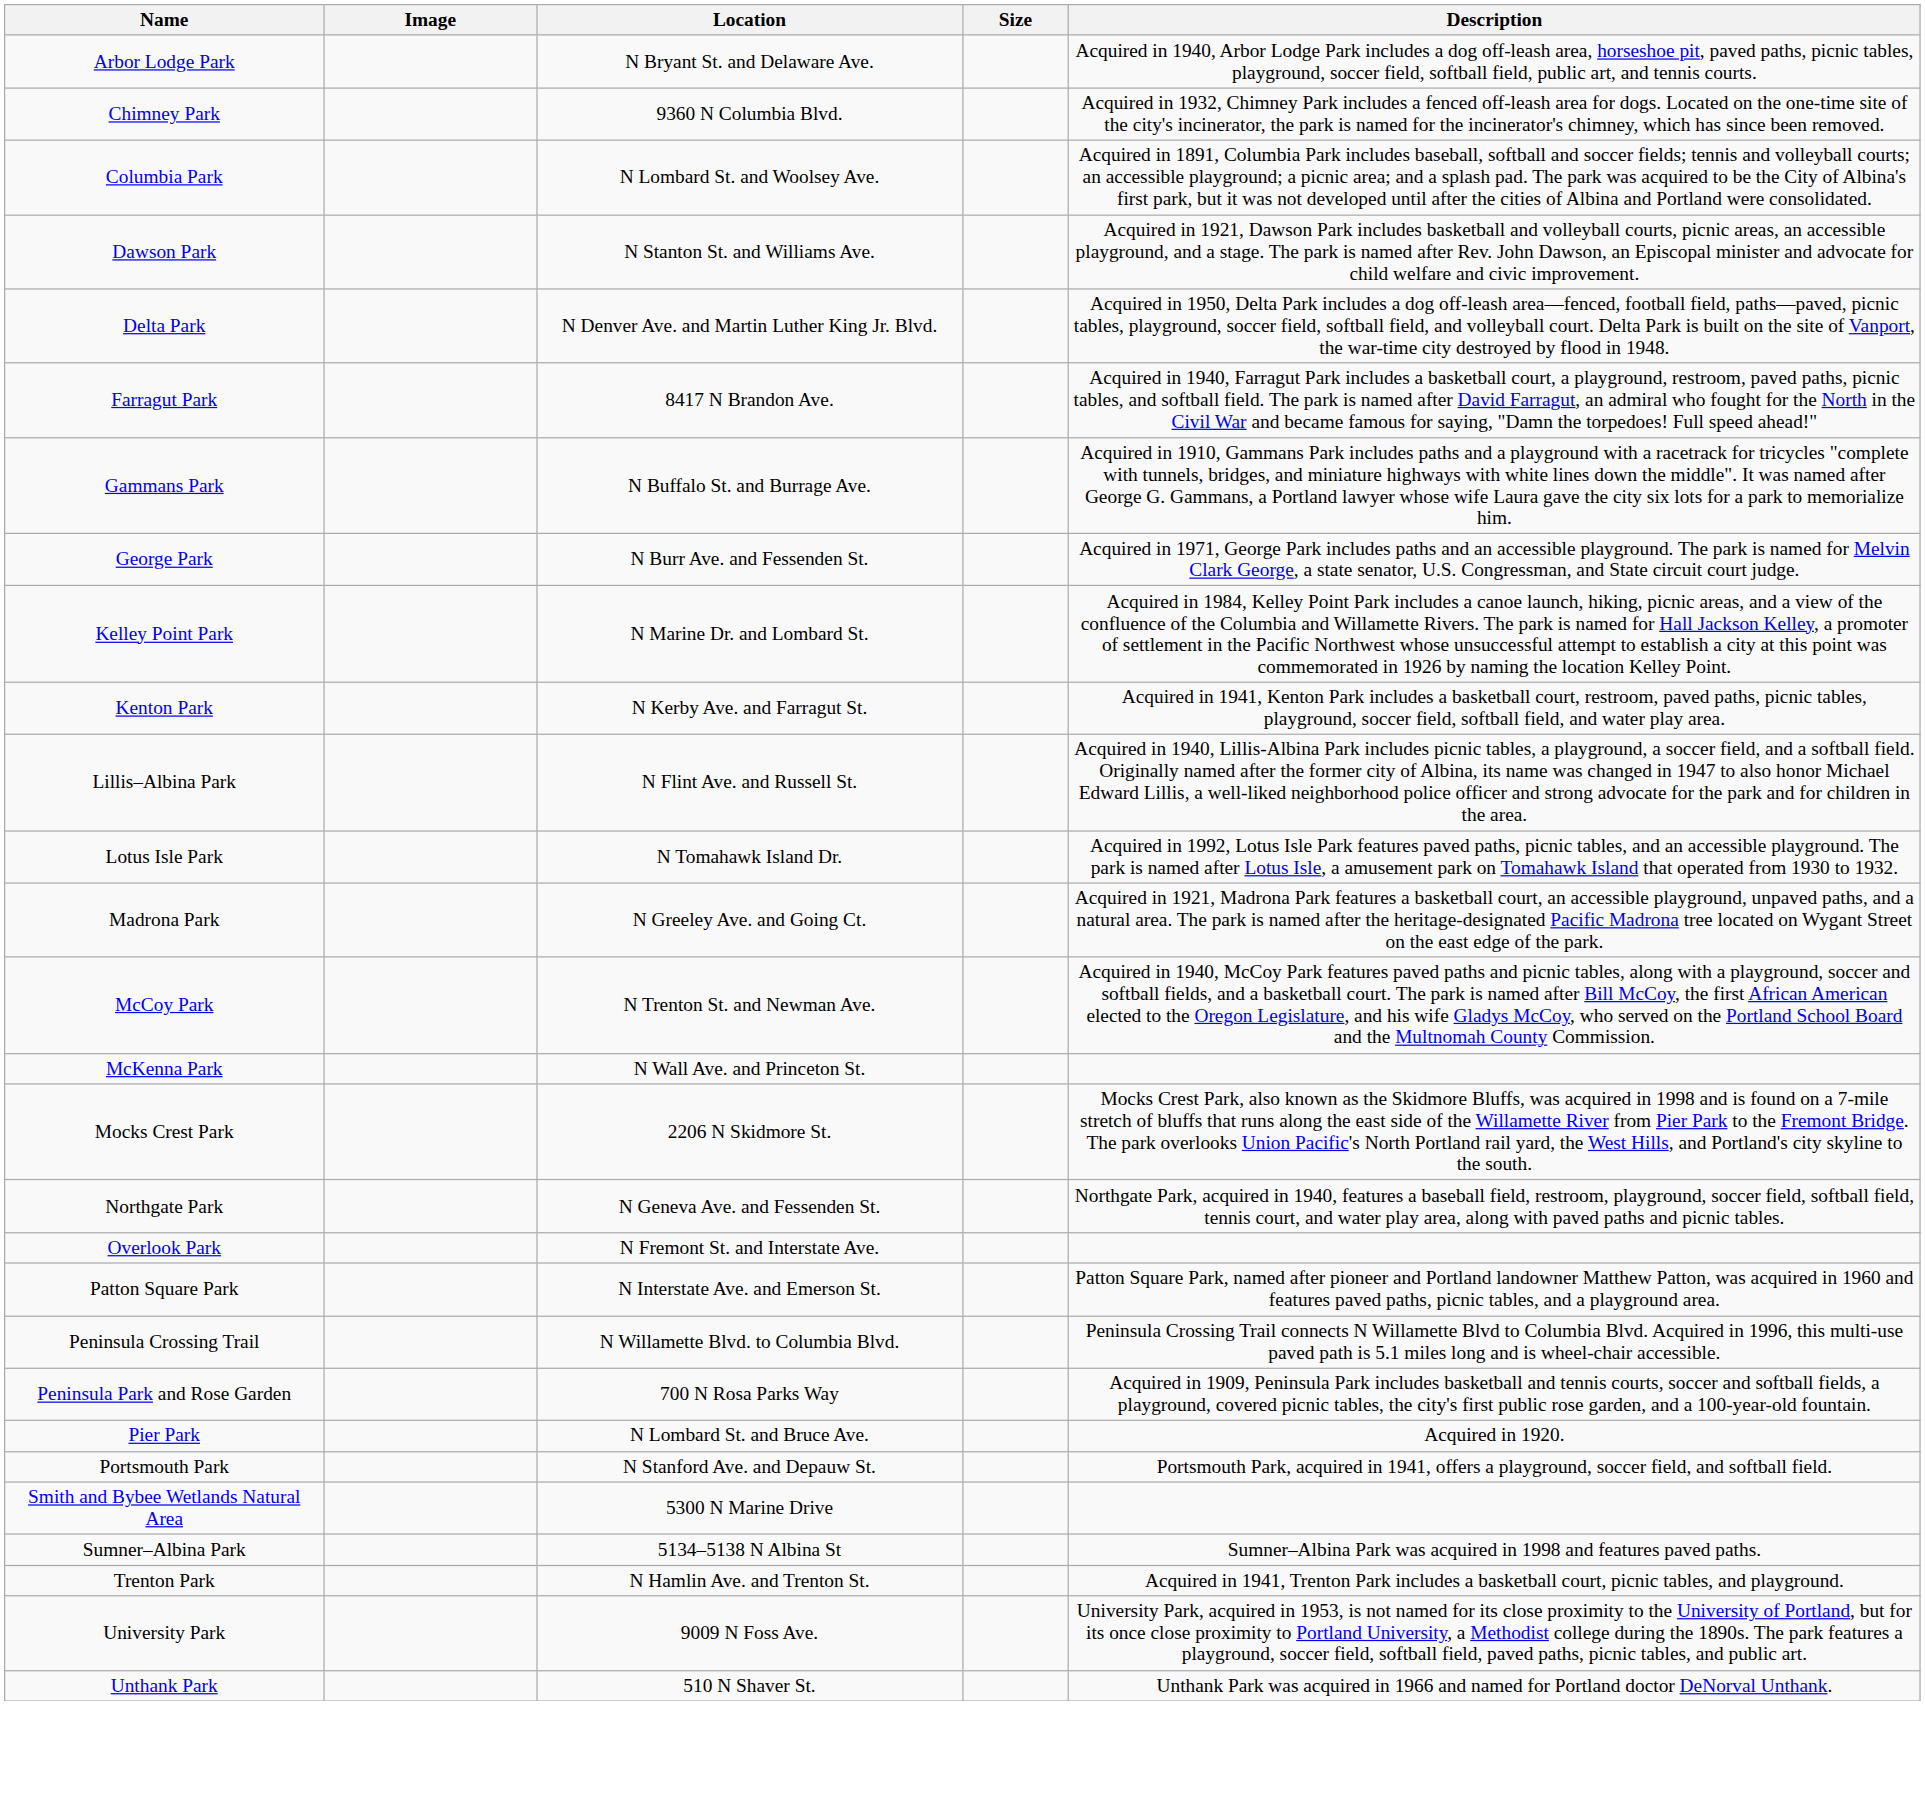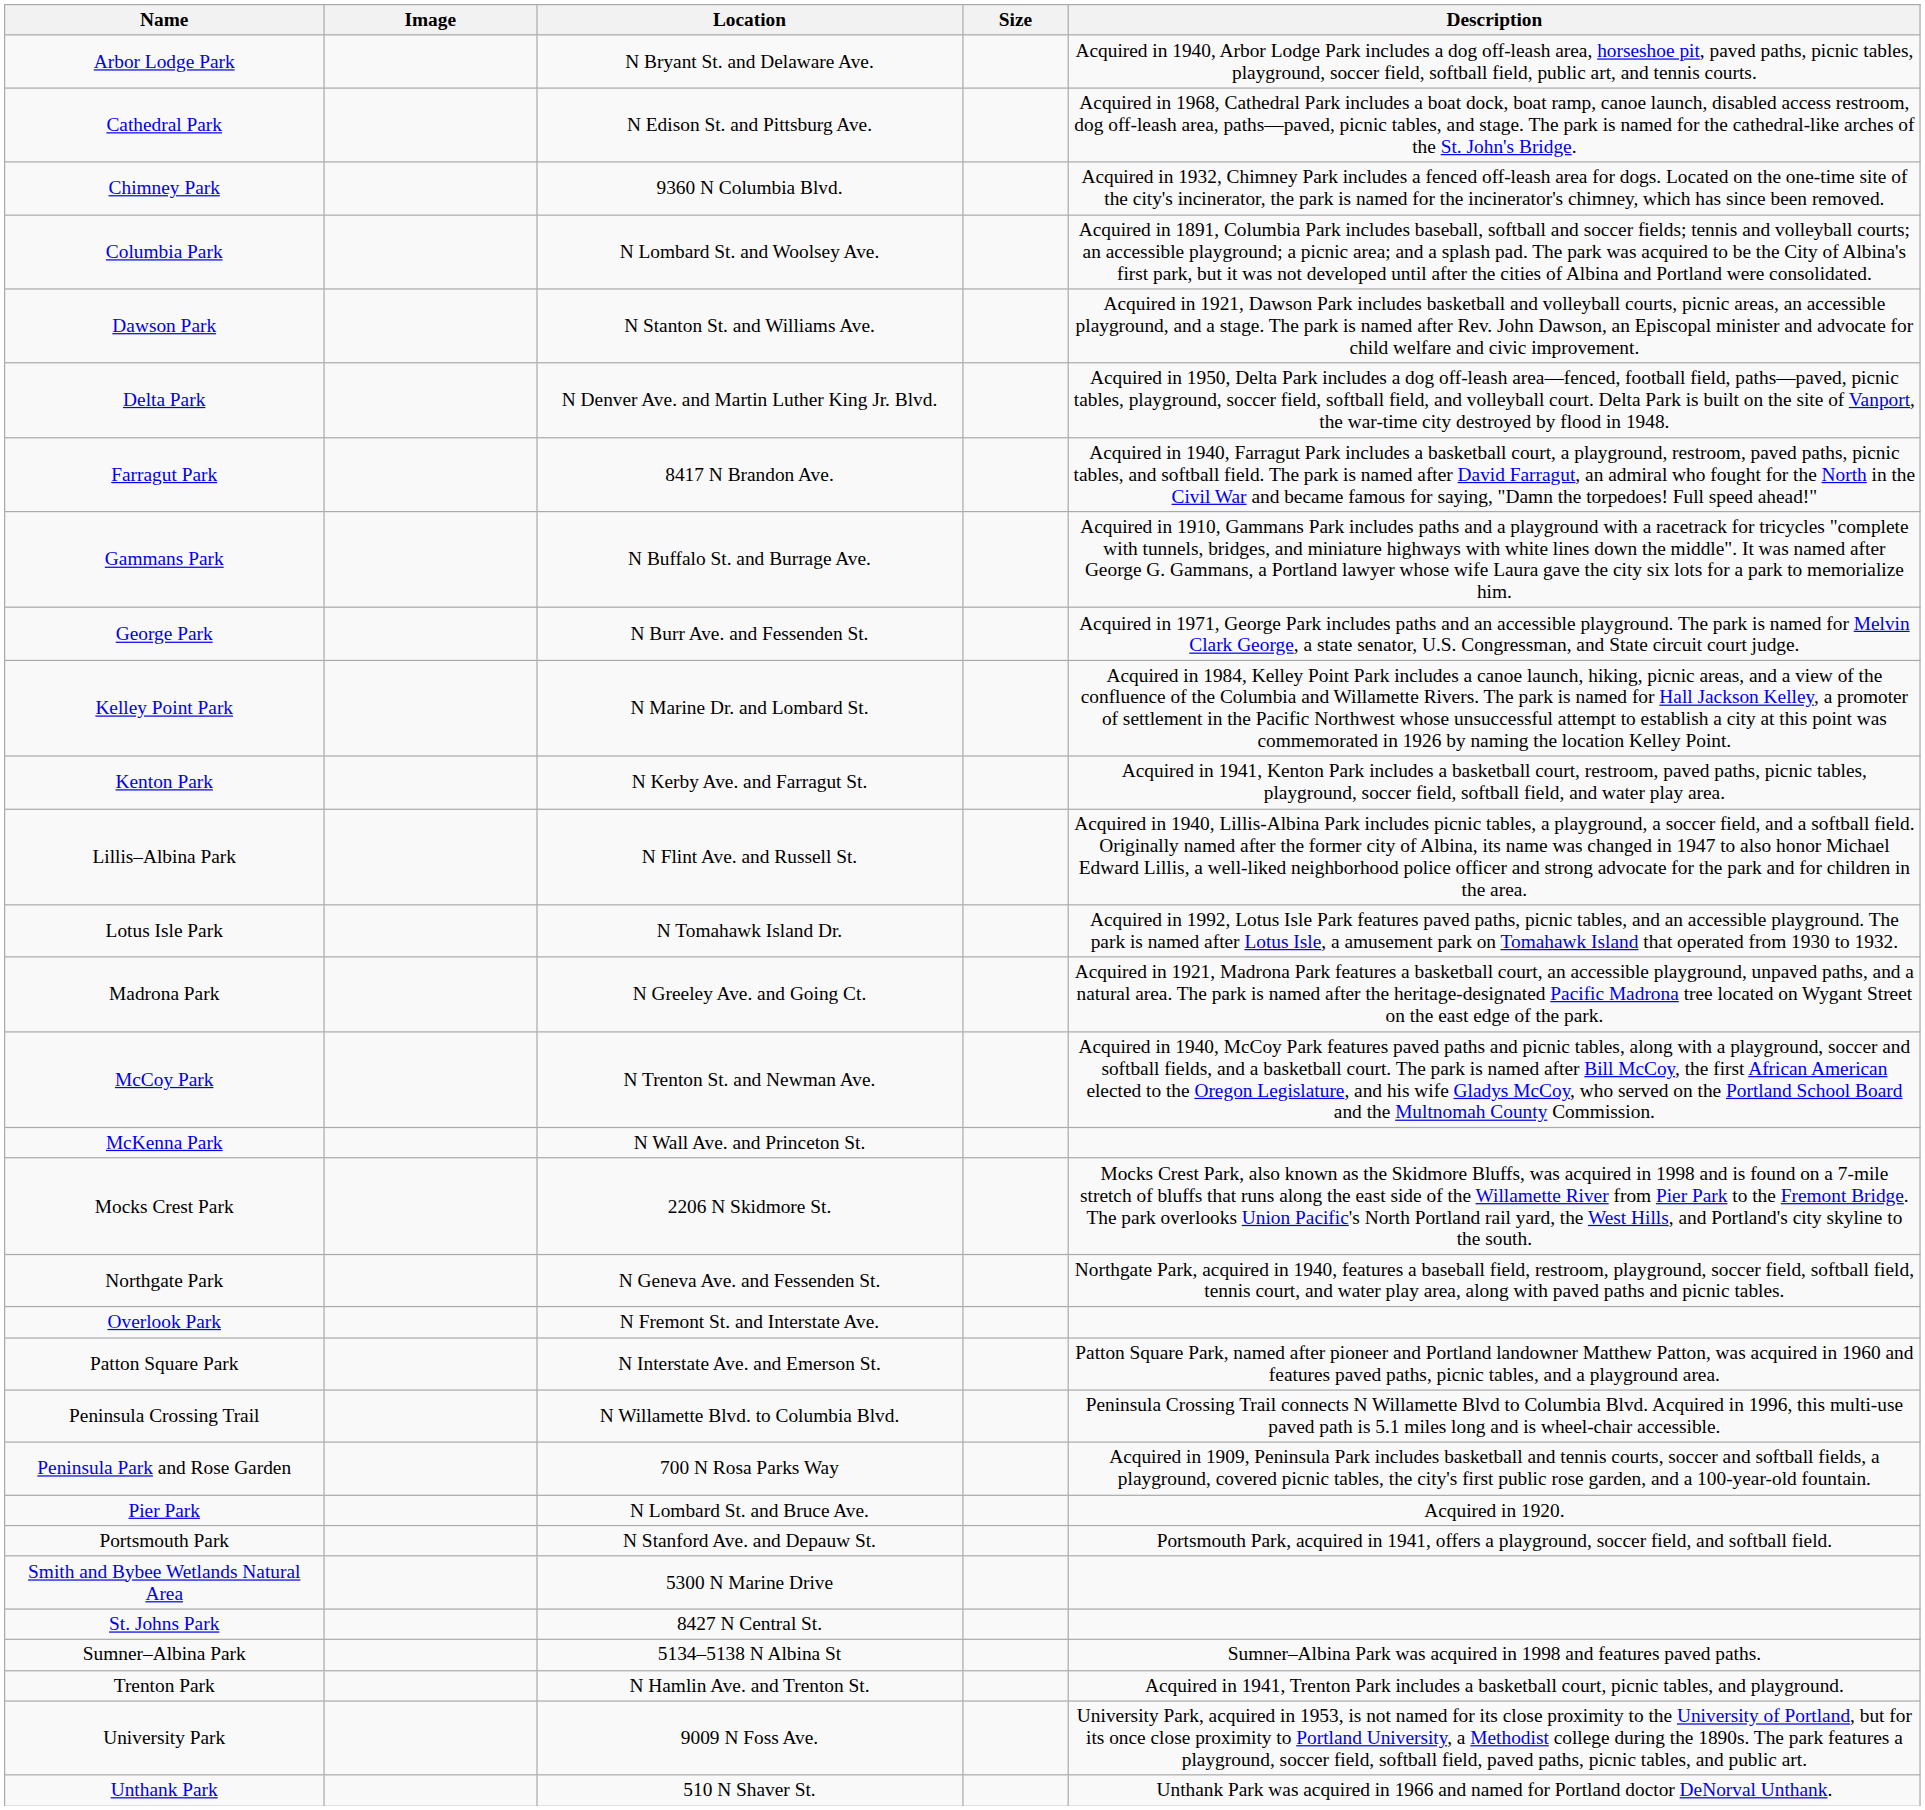+ row: (164, 124)
+ row: (164, 1624)
